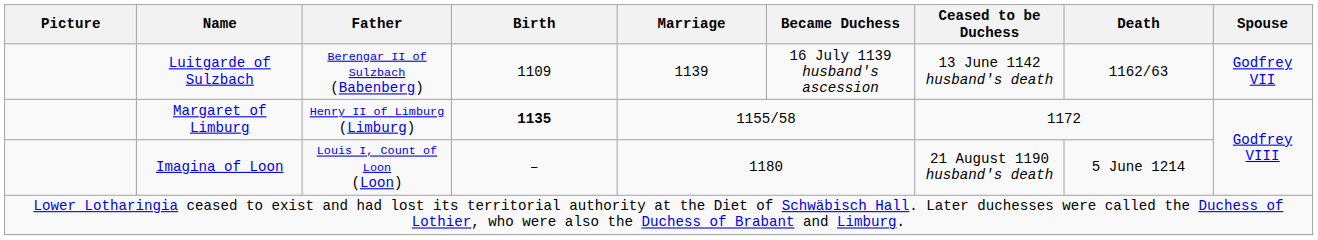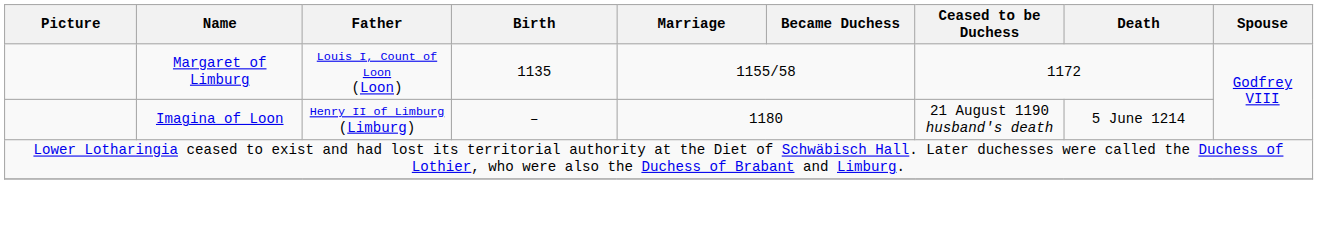- row: (220, 72)
(377, 121) Henry II of Limburg (Limburg) -> (377, 73) Louis I, Count of Loon (Loon)
(534, 120) bold -> (534, 72) normal
(377, 168) Louis I, Count of Loon (Loon) -> (377, 121) Henry II of Limburg (Limburg)
